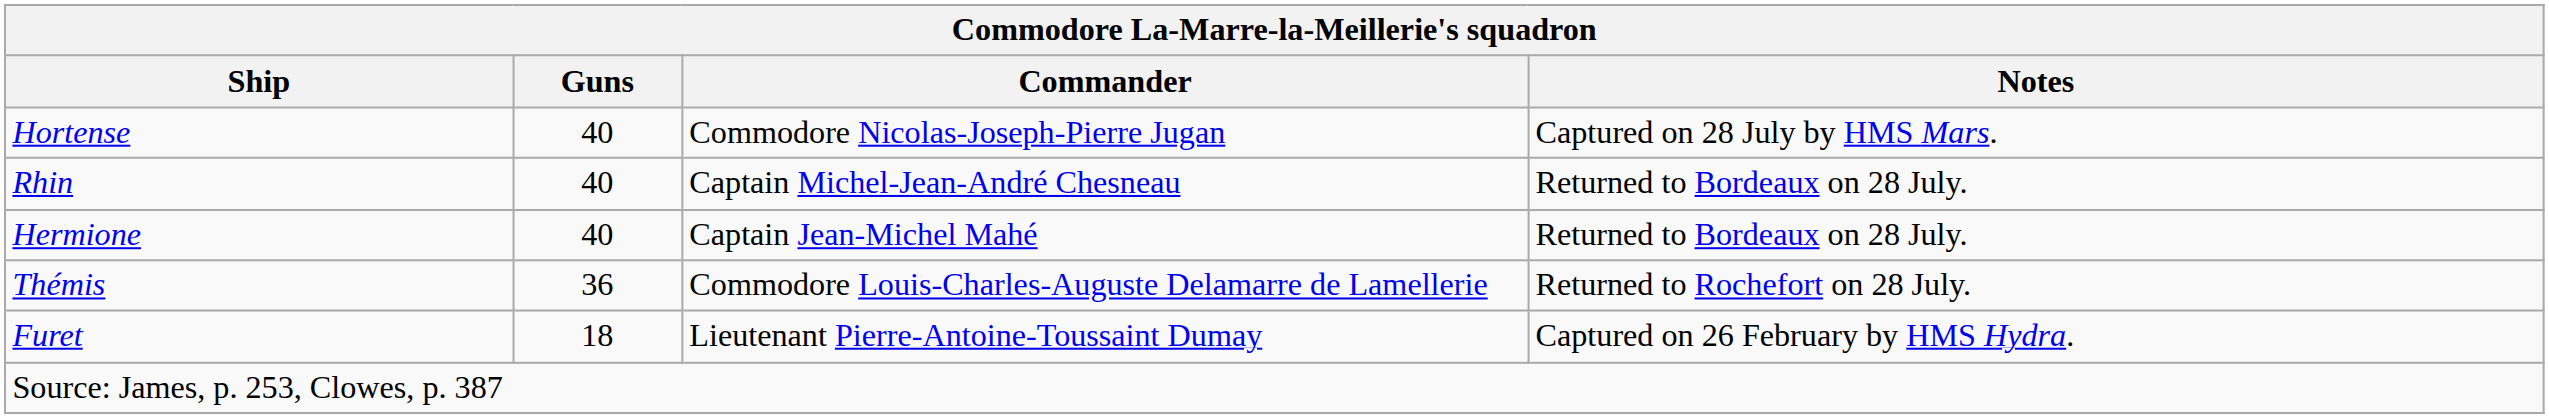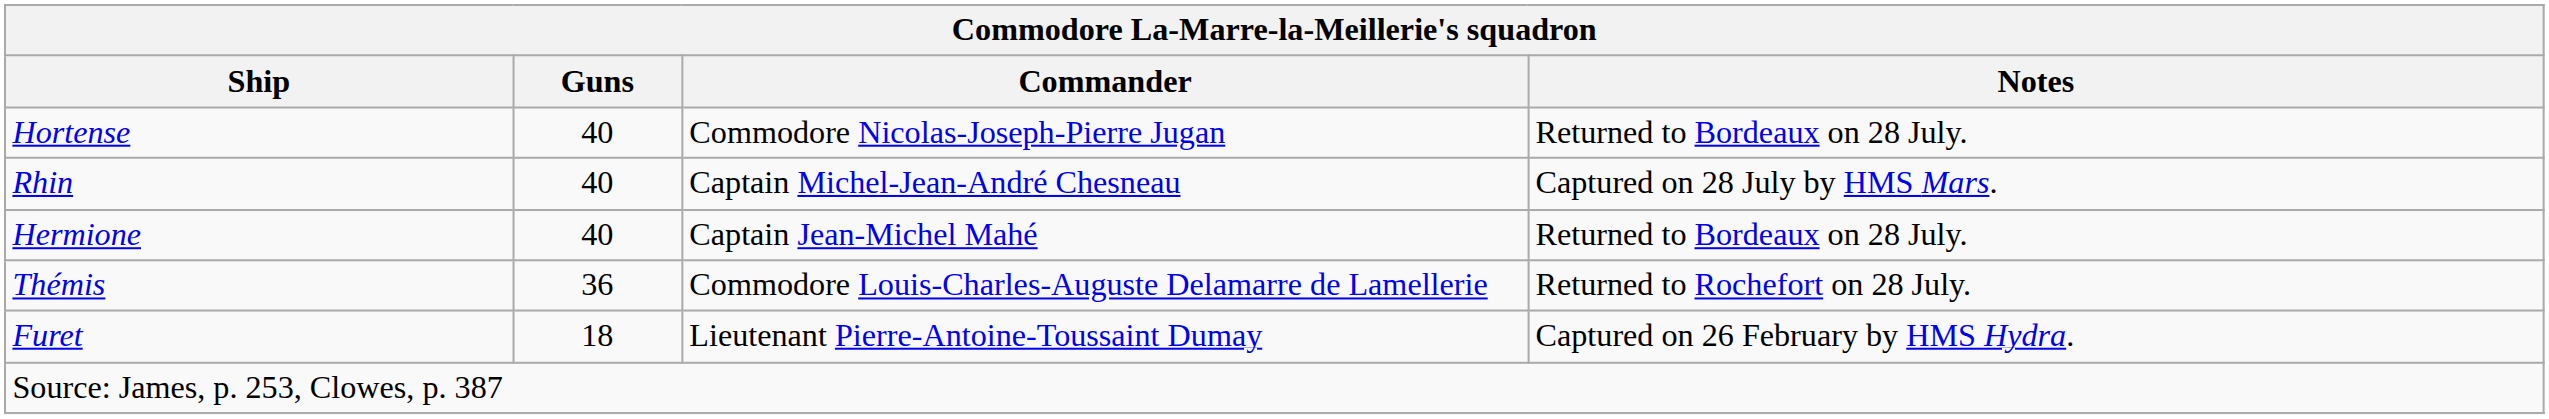(1767, 132) Captured on 28 July by HMS Mars. -> (1752, 132) Returned to Bordeaux on 28 July.
(1752, 183) Returned to Bordeaux on 28 July. -> (1767, 183) Captured on 28 July by HMS Mars.
